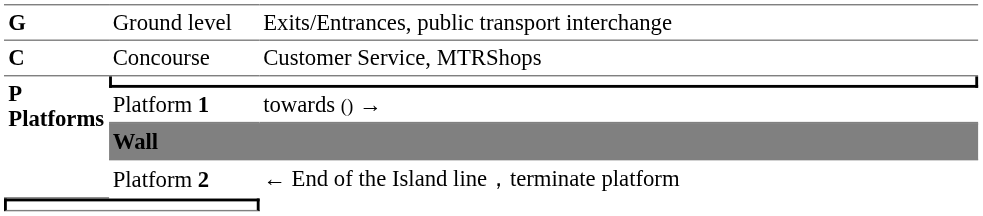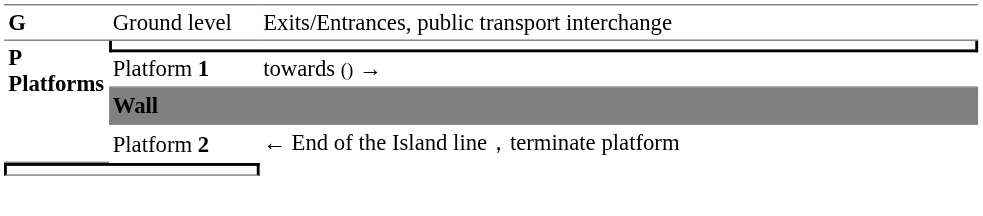- row: (16, 57)
